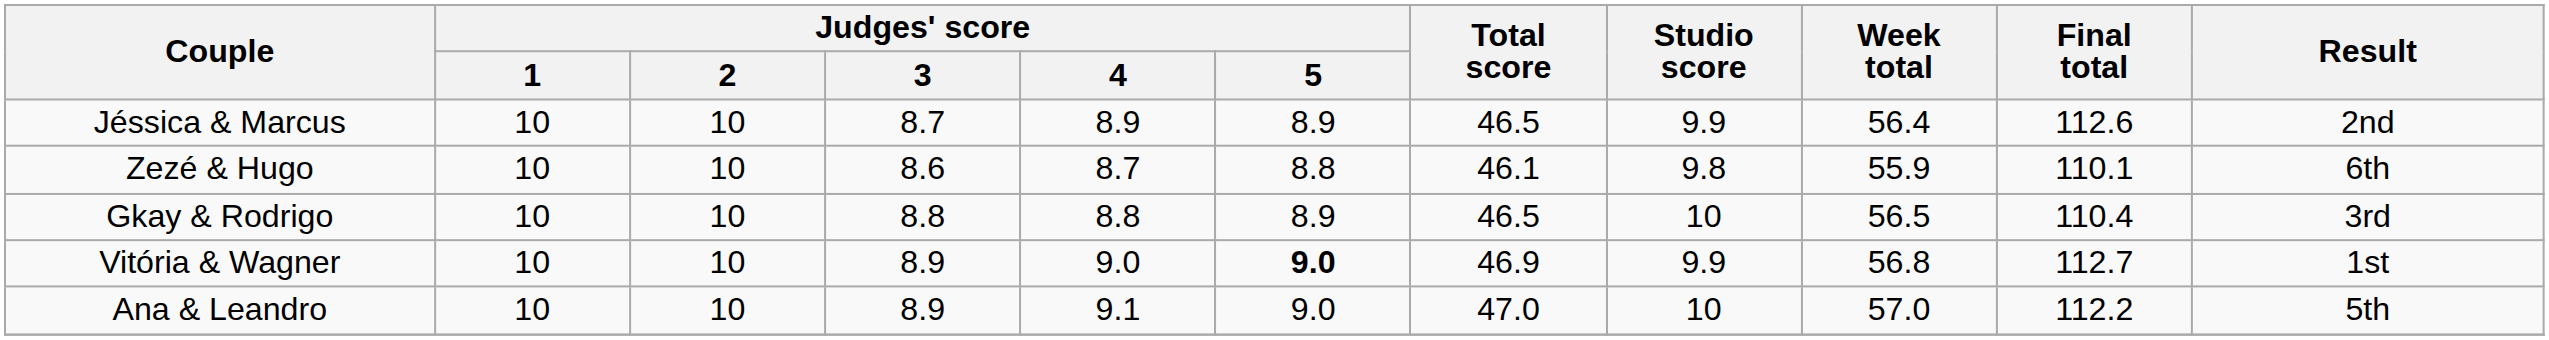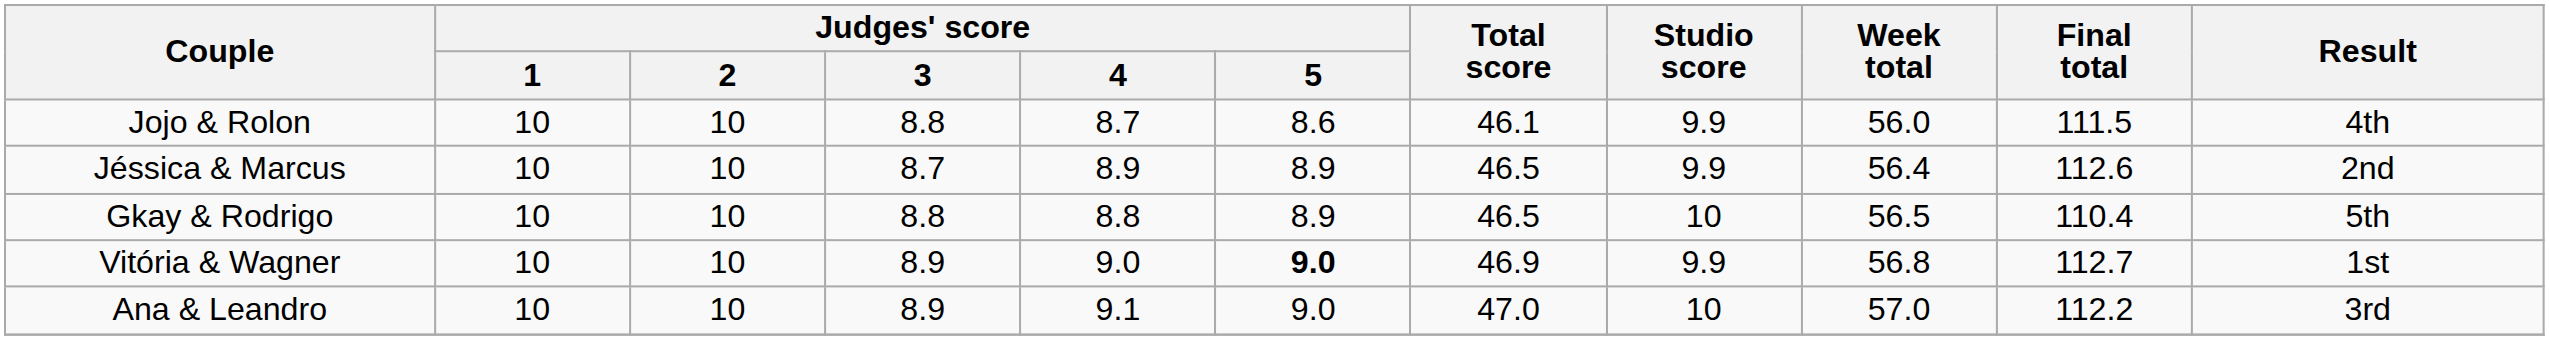+ row: (220, 121)
- row: (220, 168)
(2368, 215) 3rd -> (2368, 215) 5th
(2368, 309) 5th -> (2368, 309) 3rd
